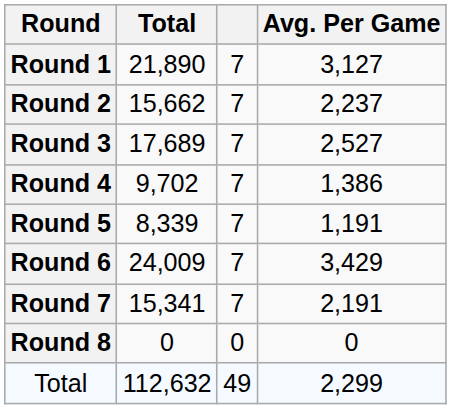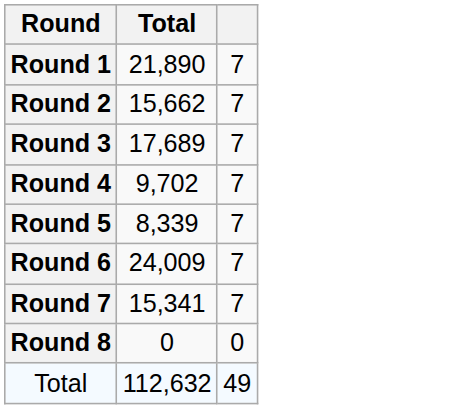- column: (352, 24)
